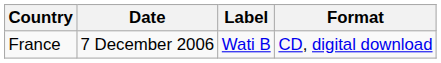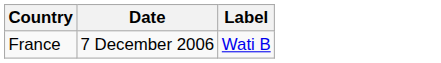- column: (355, 17)
